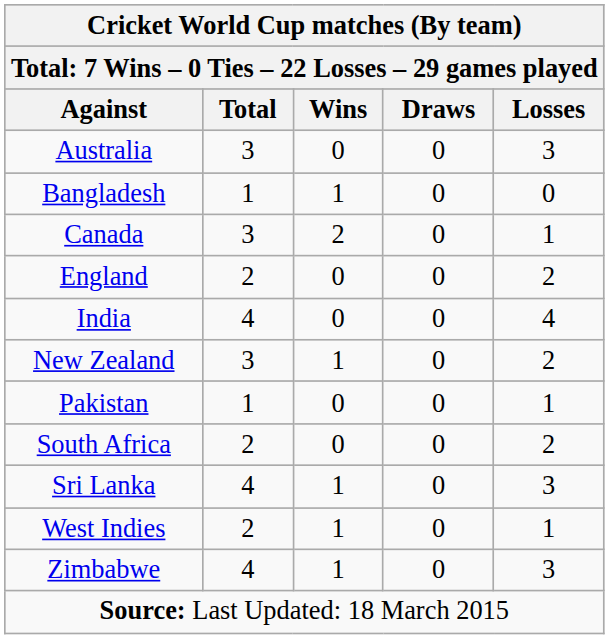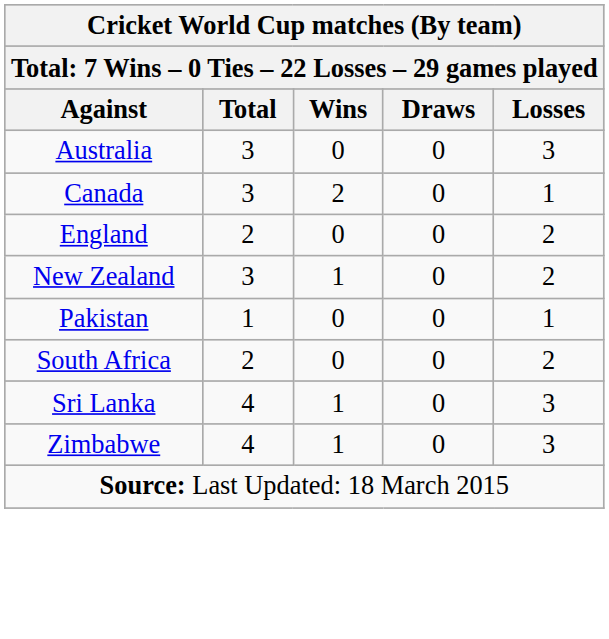- row: (104, 192)
- row: (104, 318)
- row: (104, 527)
